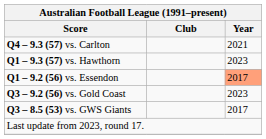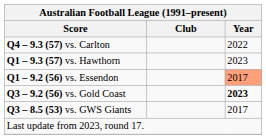(238, 45) 2021 -> (238, 45) 2022
(238, 93) normal -> (238, 93) bold
